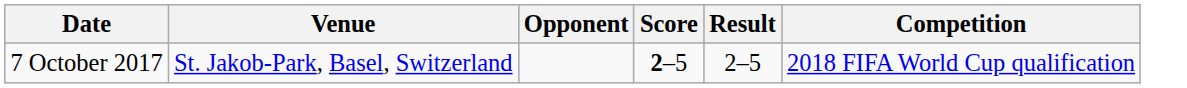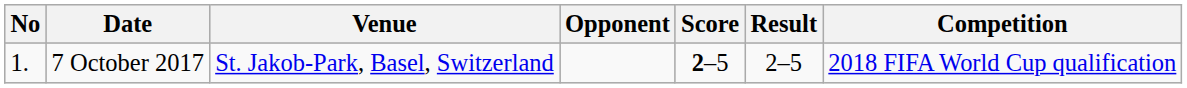+ column: (25, 23)
